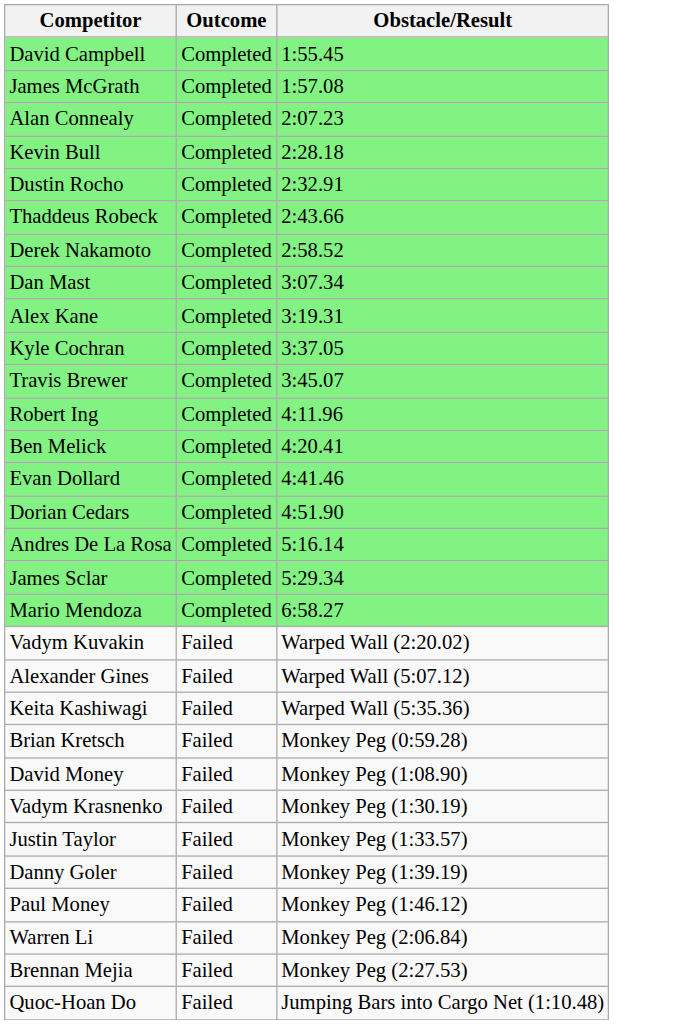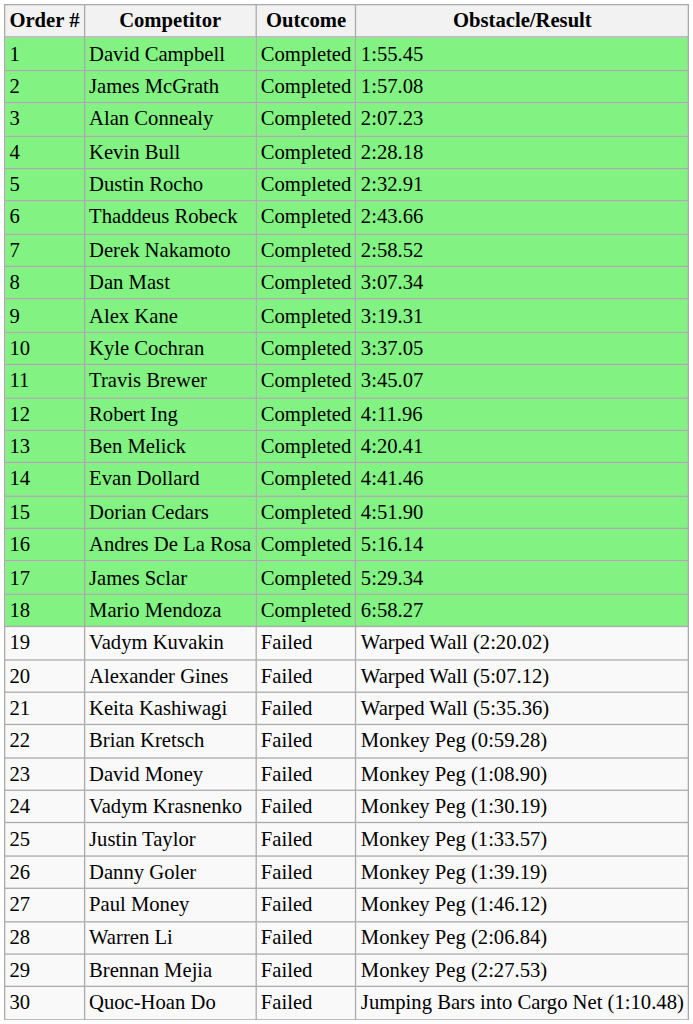+ column: (44, 20)
